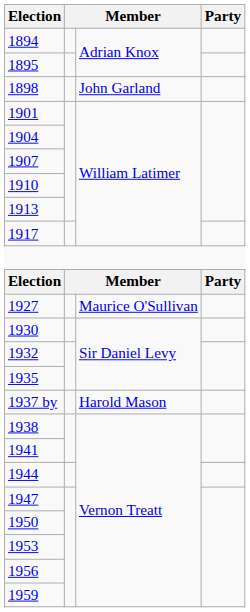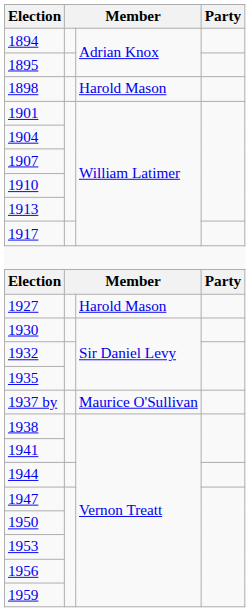(120, 88) John Garland -> (123, 88) Harold Mason
(138, 305) Maurice O'Sullivan -> (123, 305) Harold Mason
(123, 402) Harold Mason -> (138, 402) Maurice O'Sullivan
